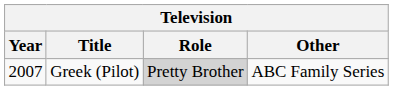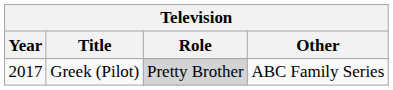(25, 71) 2007 -> (25, 71) 2017
